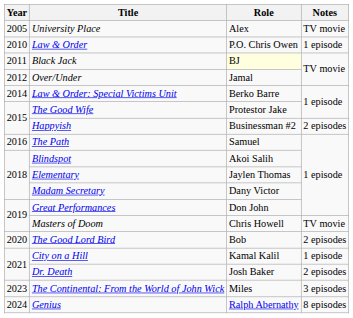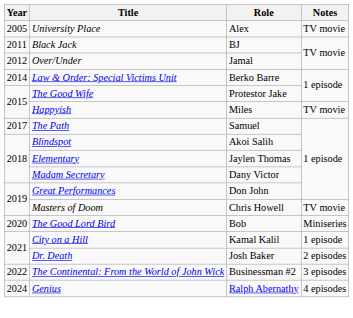- row: (60, 45)
(234, 61) lightyellow background -> (234, 45) no background
(262, 126) Businessman #2 -> (241, 110) Miles
(325, 126) 2 episodes -> (324, 110) TV movie
(17, 142) 2016 -> (17, 126) 2017
(325, 239) 2 episodes -> (325, 223) Miniseries
(17, 288) 2023 -> (17, 272) 2022
(241, 288) Miles -> (262, 272) Businessman #2
(325, 304) 8 episodes -> (325, 288) 4 episodes
